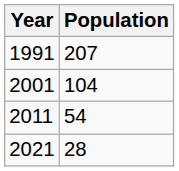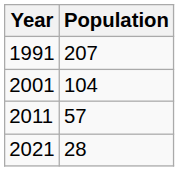(75, 117) 54 -> (75, 117) 57
